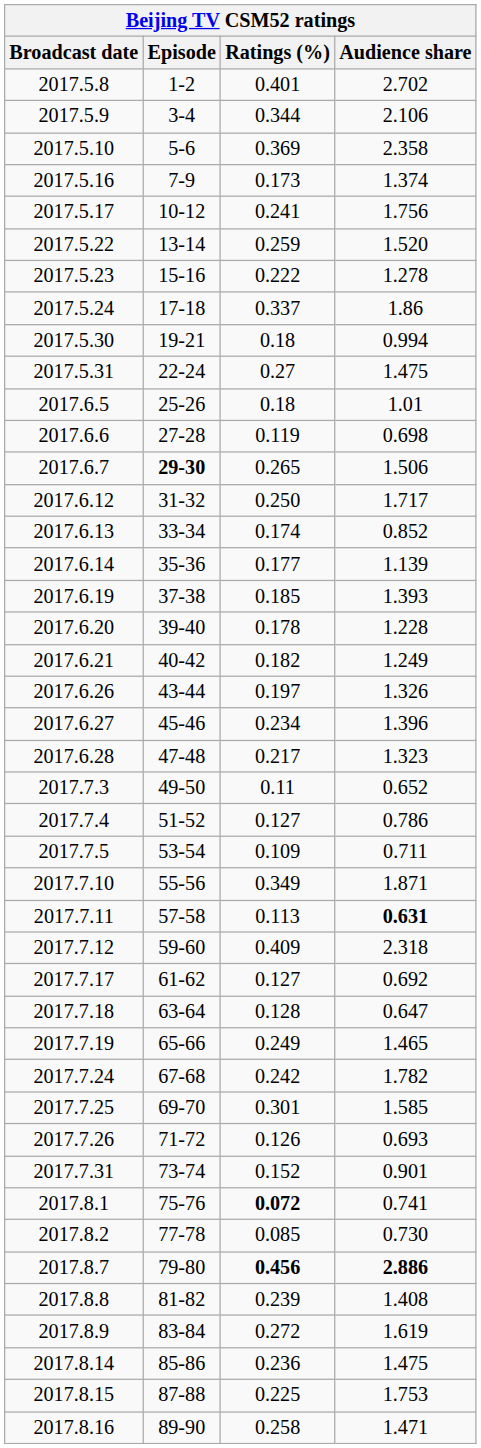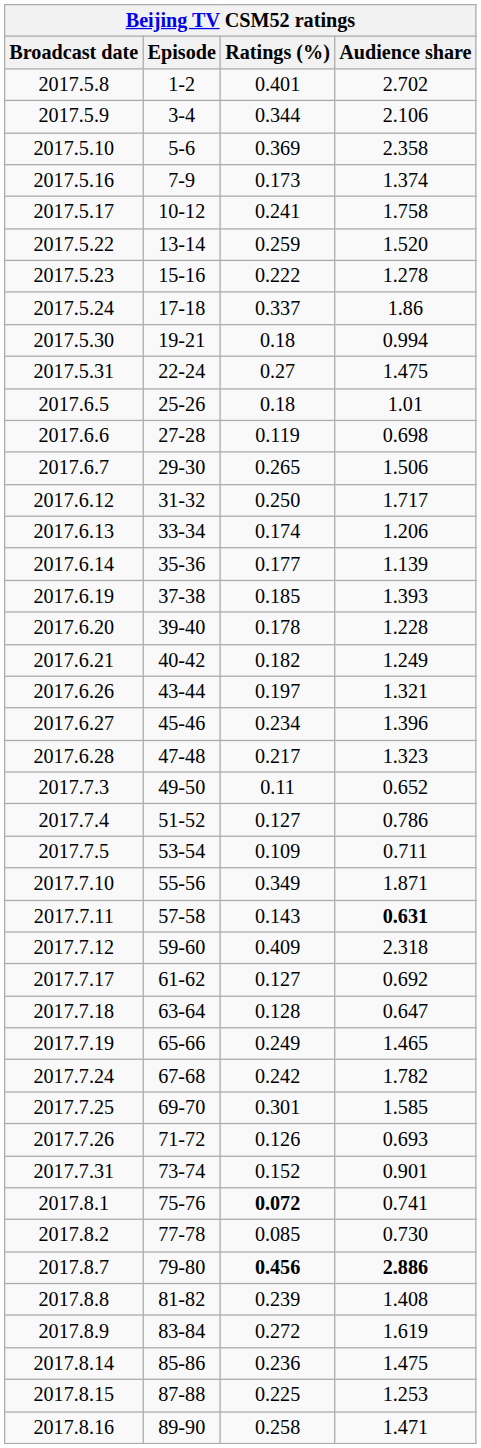(405, 212) 1.756 -> (405, 212) 1.758
(182, 468) bold -> (182, 468) normal
(405, 532) 0.852 -> (405, 532) 1.206
(405, 691) 1.326 -> (405, 691) 1.321
(278, 915) 0.113 -> (278, 915) 0.143
(405, 1395) 1.753 -> (405, 1395) 1.253
